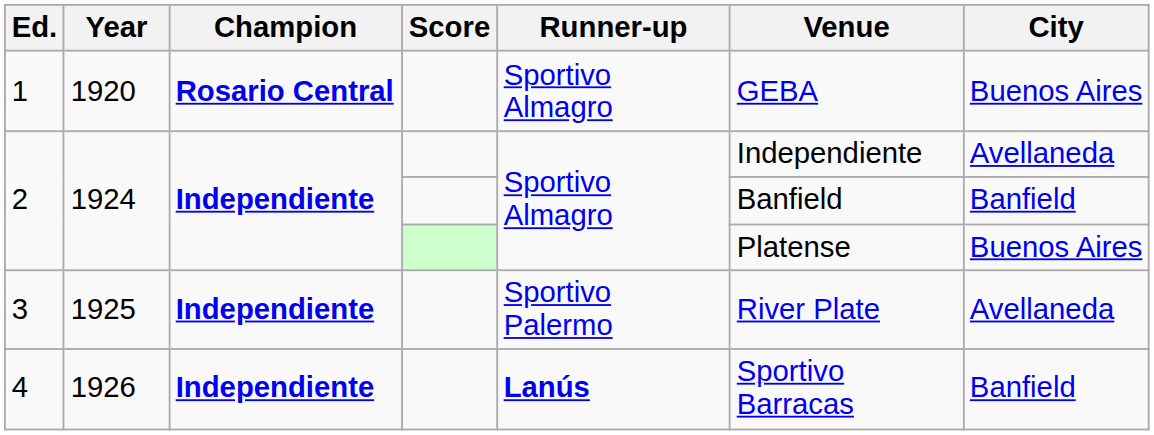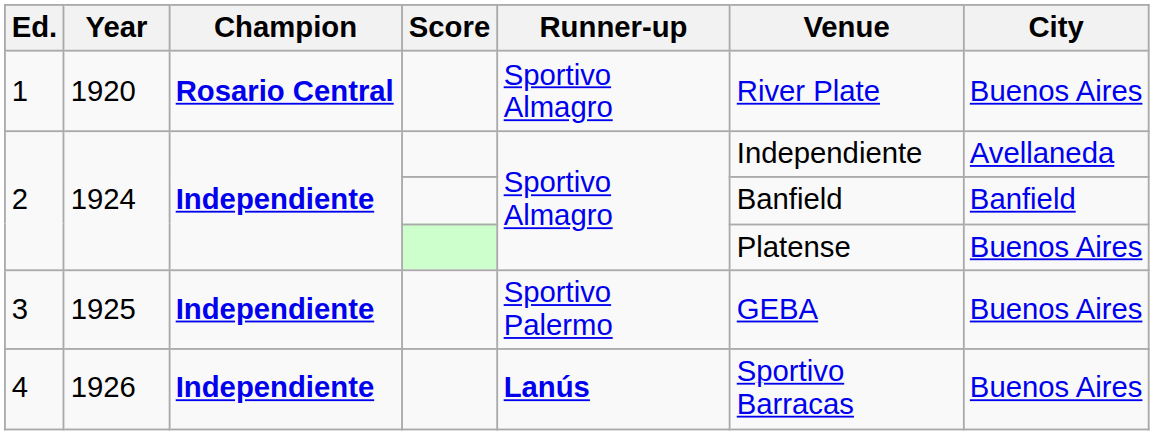(777, 90) GEBA -> (808, 90) River Plate
(808, 309) River Plate -> (777, 309) GEBA
(1042, 309) Avellaneda -> (1056, 309) Buenos Aires
(1023, 388) Banfield -> (1056, 388) Buenos Aires
